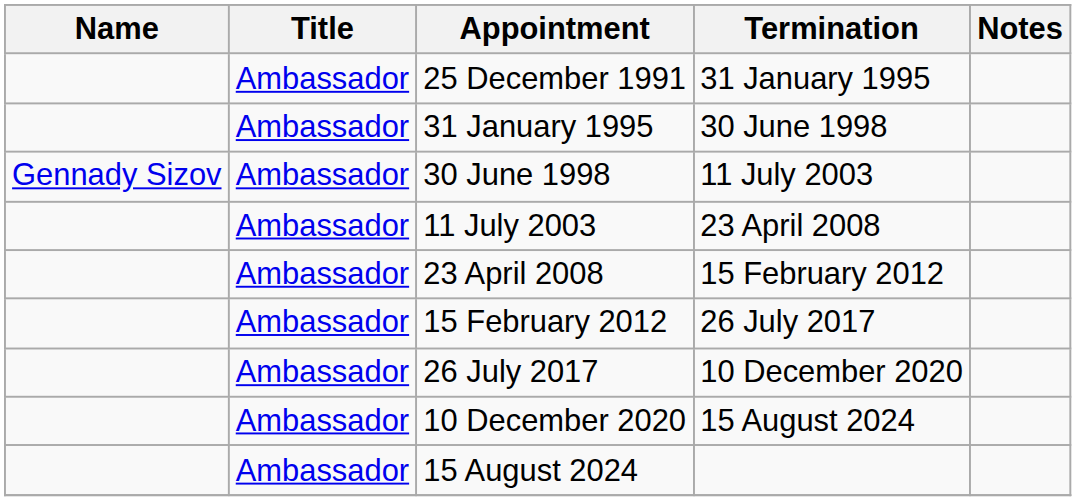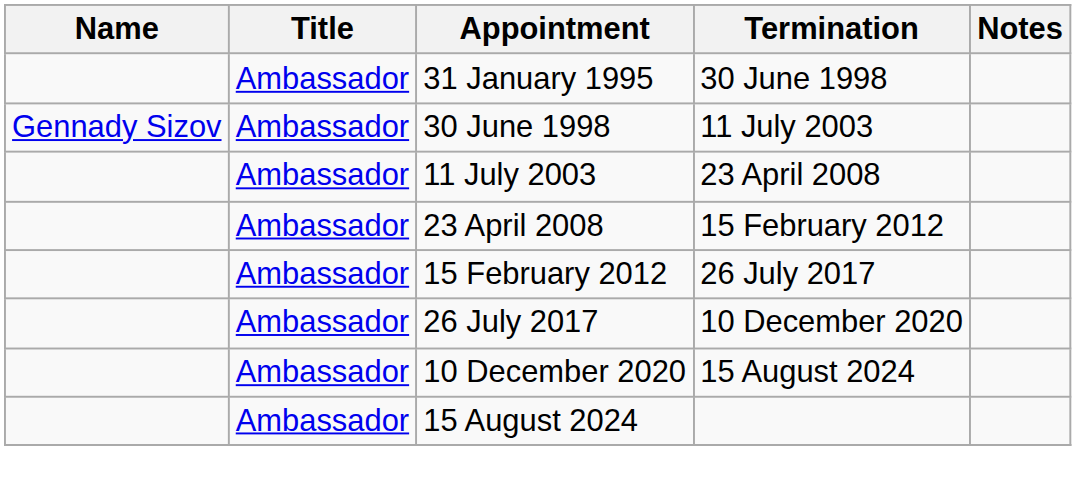- row: (555, 77)
